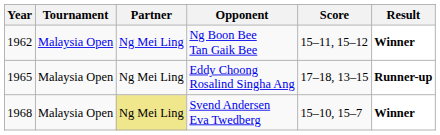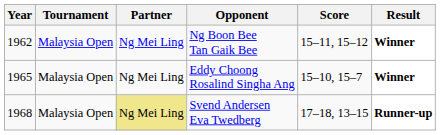(334, 77) 17–18, 13–15 -> (331, 77) 15–10, 15–7
(403, 77) Runner-up -> (394, 77) Winner
(331, 112) 15–10, 15–7 -> (334, 112) 17–18, 13–15
(394, 112) Winner -> (403, 112) Runner-up
